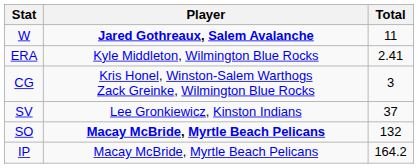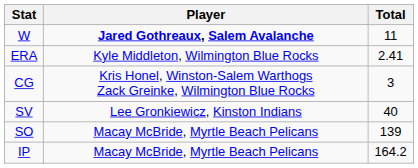(391, 111) 37 -> (391, 111) 40
(206, 132) bold -> (206, 132) normal
(391, 132) 132 -> (391, 132) 139
